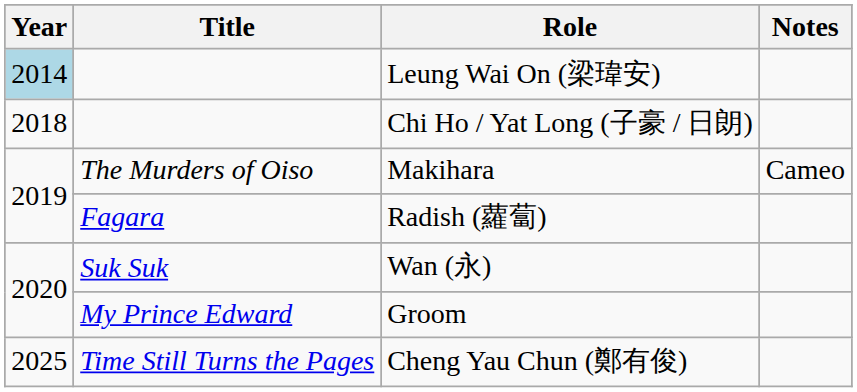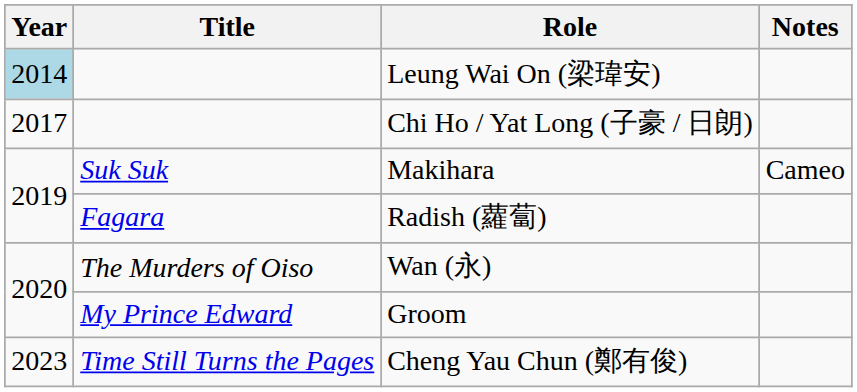(39, 123) 2018 -> (39, 123) 2017
(197, 170) The Murders of Oiso -> (124, 170) Suk Suk
(124, 267) Suk Suk -> (197, 267) The Murders of Oiso
(39, 361) 2025 -> (39, 361) 2023
